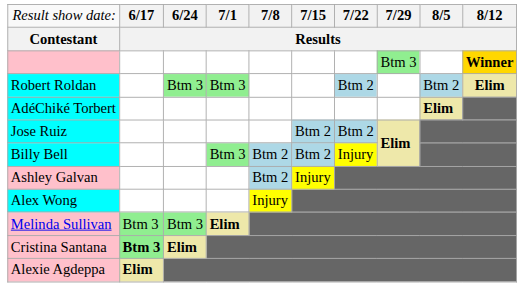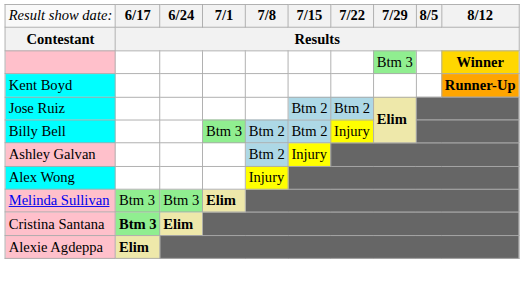+ row: (40, 85)
- row: (54, 85)
- row: (63, 108)
